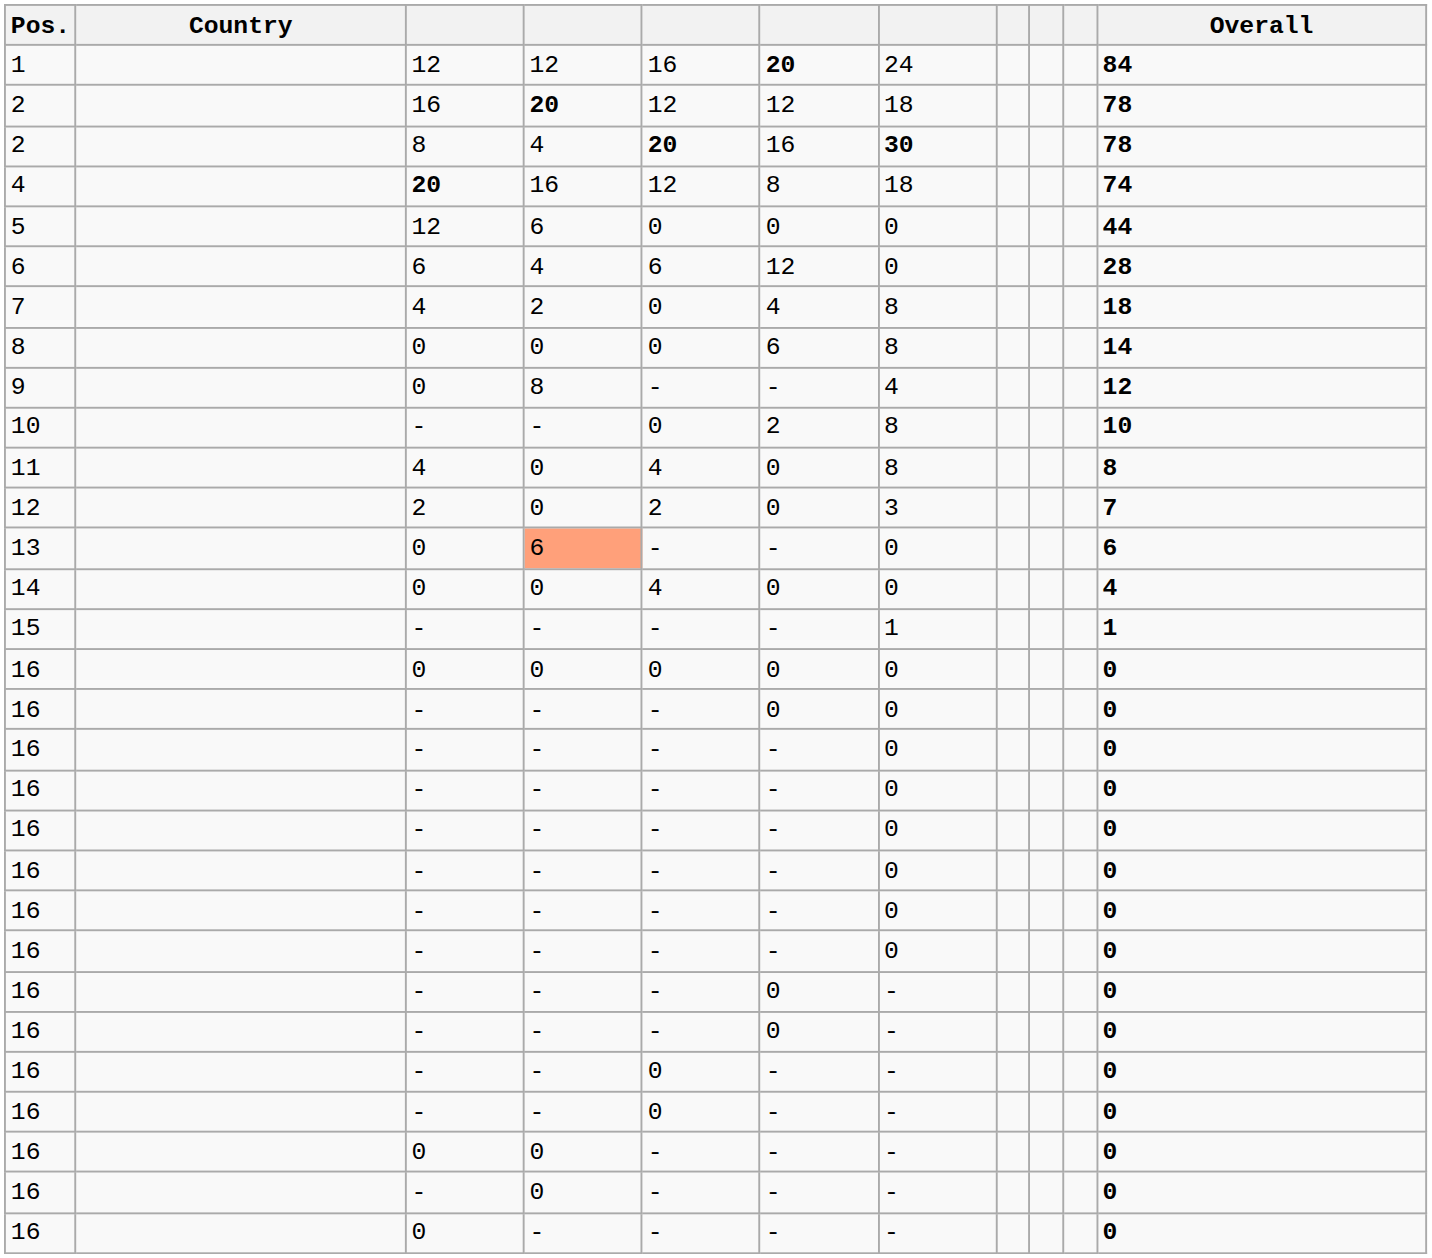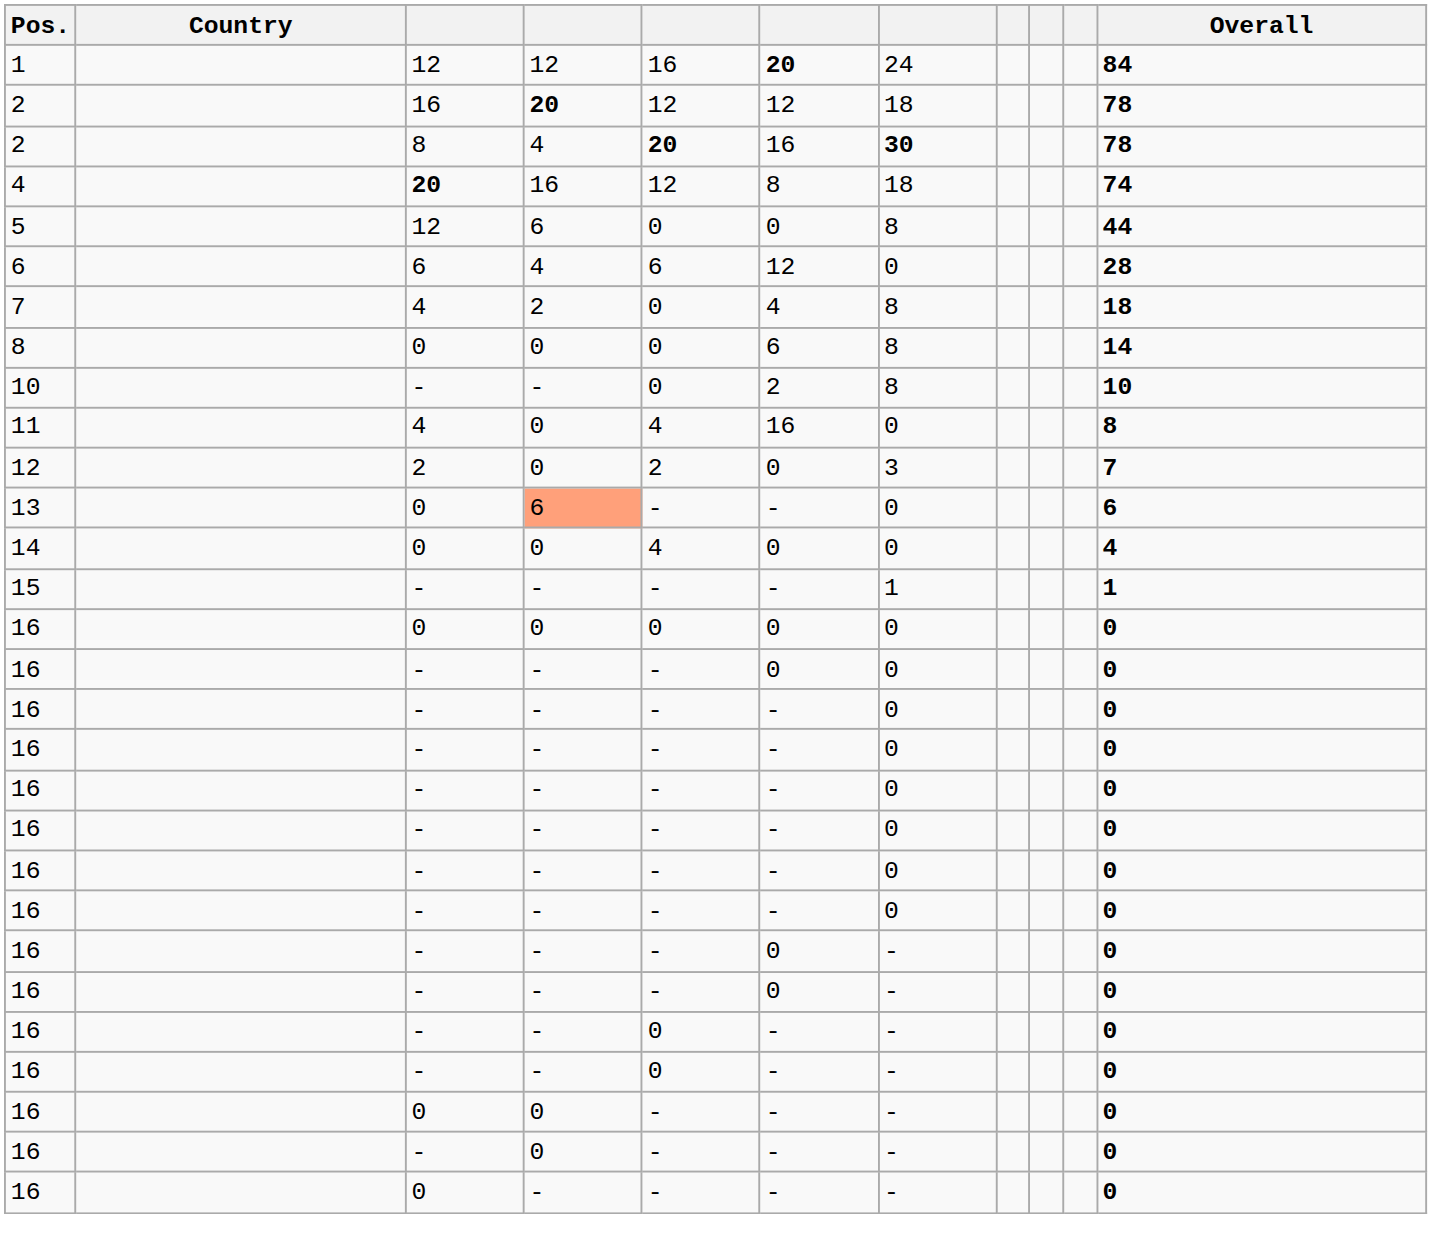(891, 226) 0 -> (891, 226) 8
- row: (18, 387)
(773, 468) 0 -> (781, 428) 16
(891, 468) 8 -> (891, 428) 0
